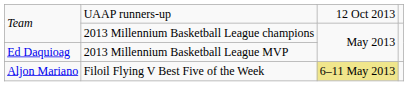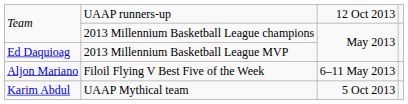(358, 71) khaki background -> (358, 71) no background
+ row: (39, 90)
